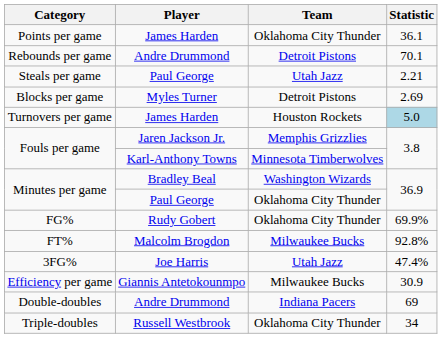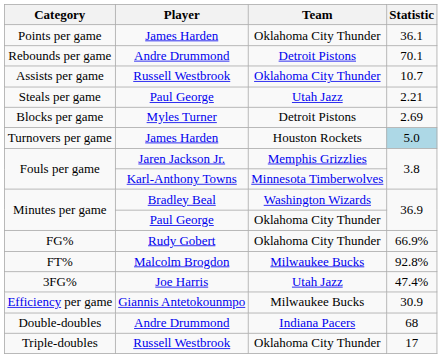+ row: (60, 76)
(412, 220) 69.9% -> (412, 240) 66.9%
(412, 302) 69 -> (412, 323) 68
(412, 323) 34 -> (412, 343) 17
